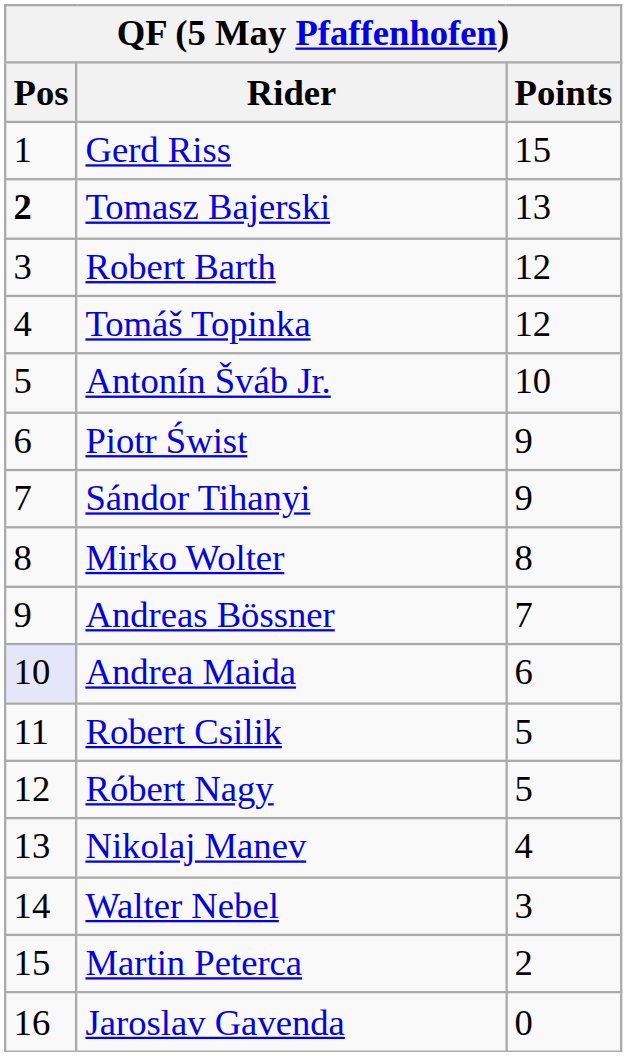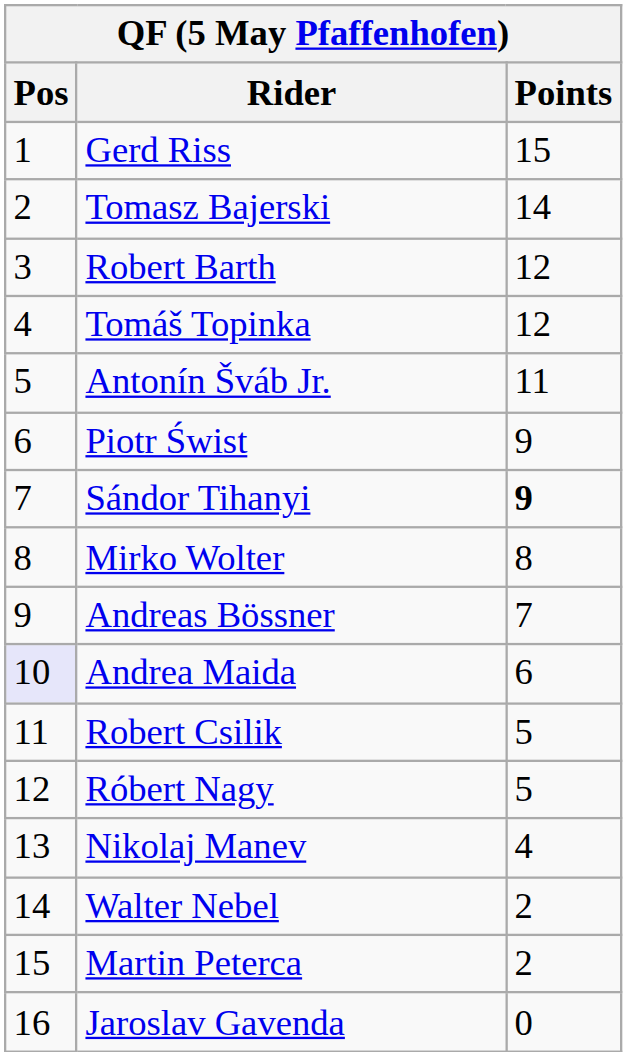(23, 207) bold -> (23, 207) normal
(533, 207) 13 -> (533, 207) 14
(533, 382) 10 -> (532, 382) 11
(524, 498) normal -> (524, 498) bold
(524, 905) 3 -> (524, 905) 2
